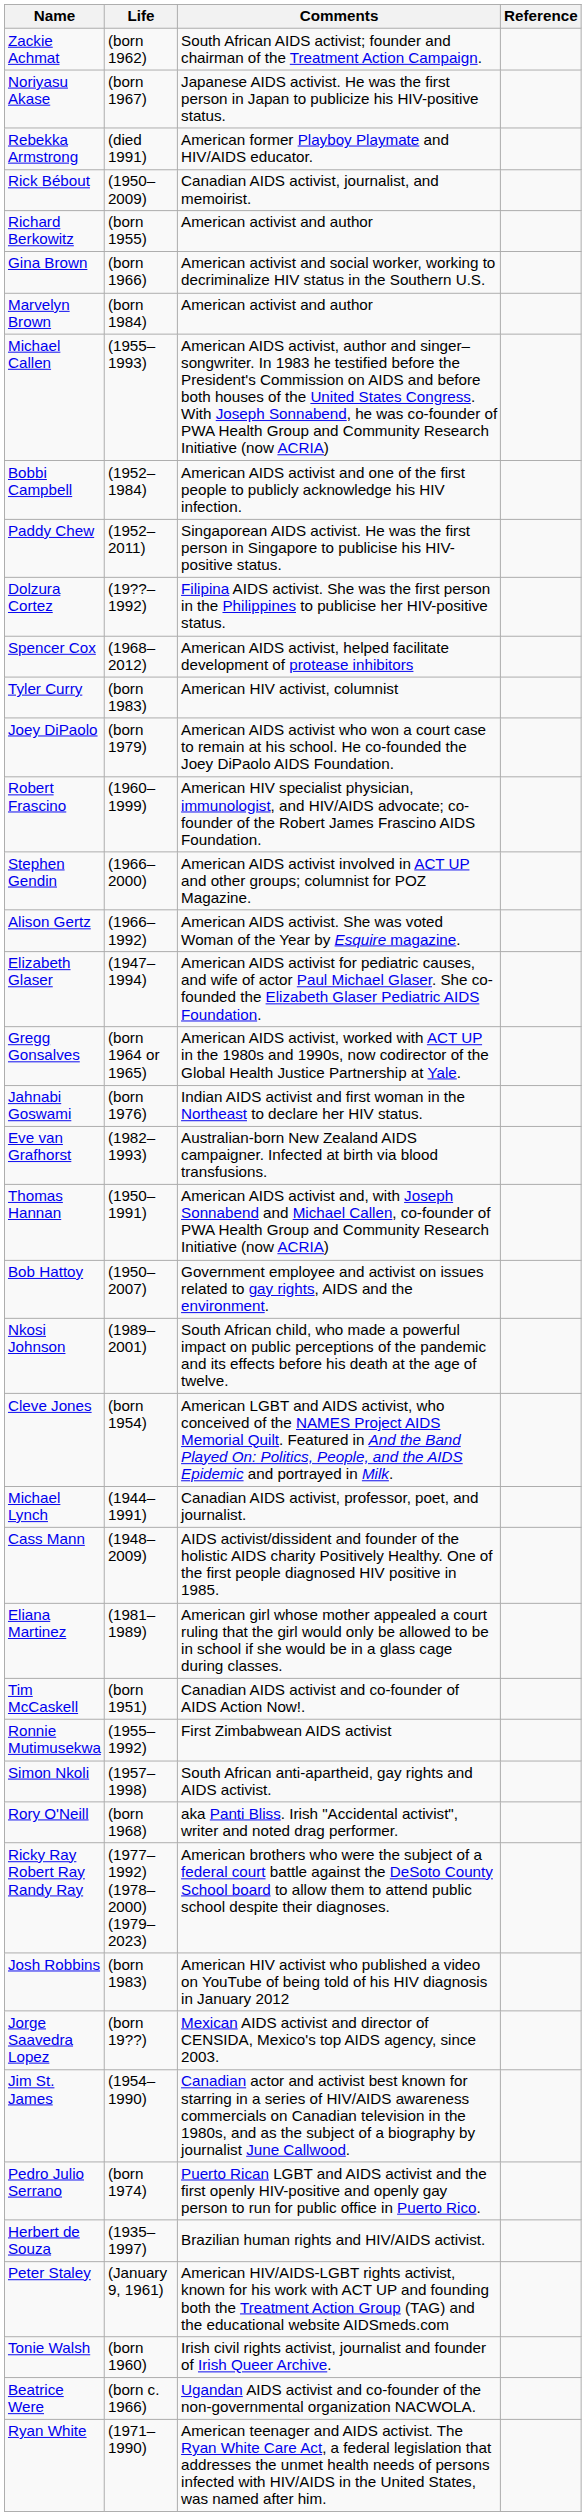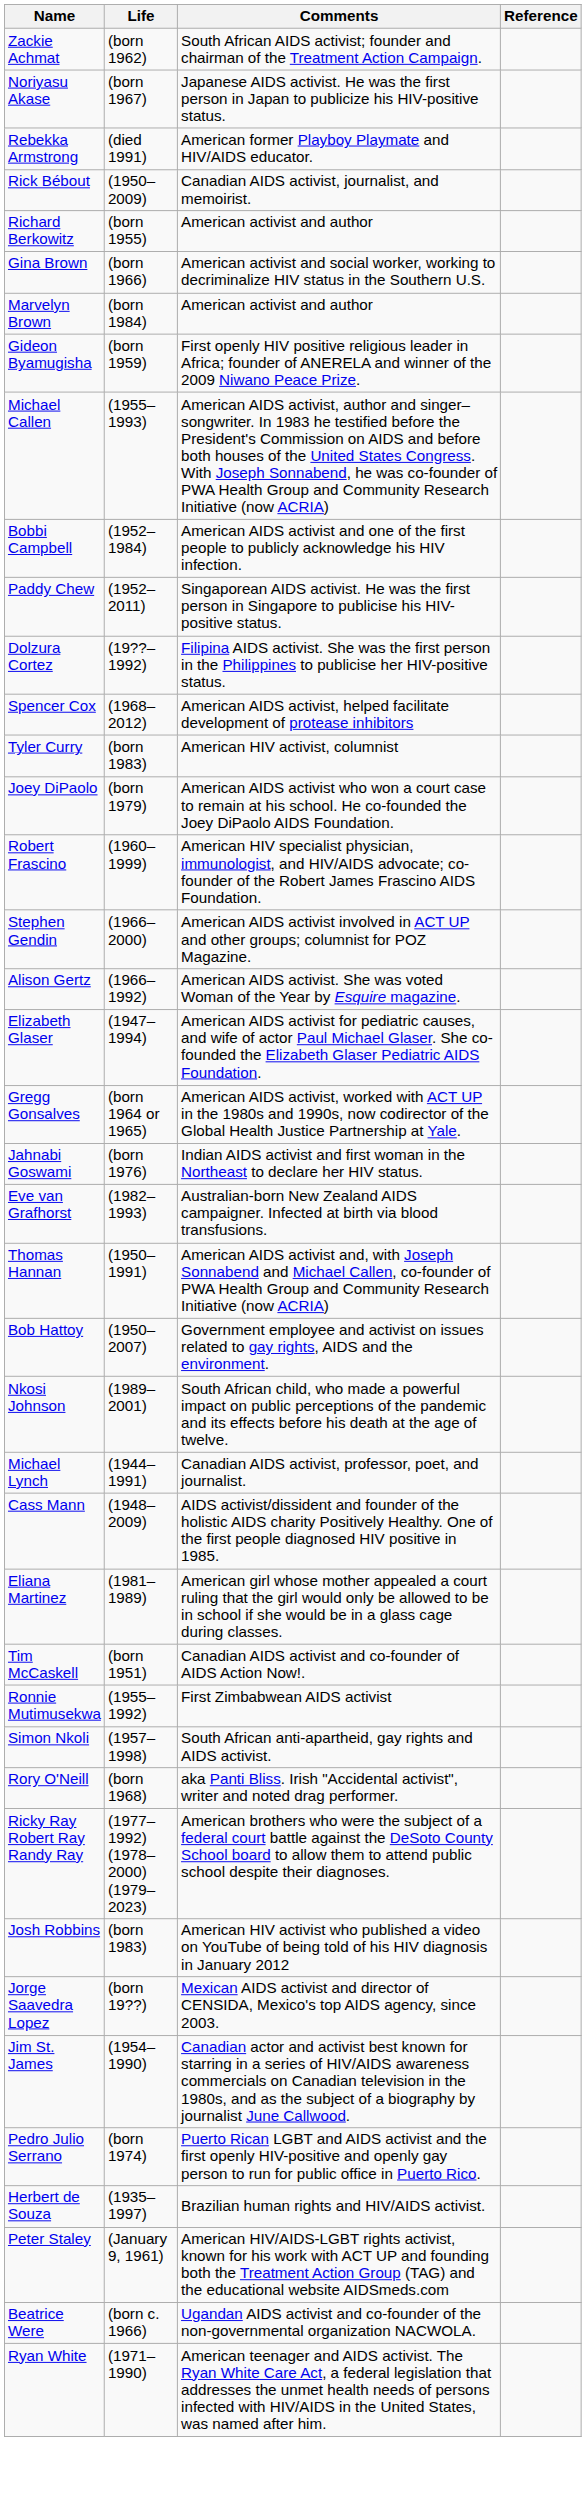+ row: (50, 354)
- row: (50, 1405)
- row: (49, 2348)
